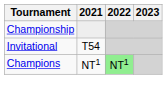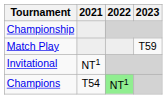+ row: (33, 46)
(91, 46) T54 -> (91, 64) NT1
(91, 64) NT1 -> (91, 84) T54
